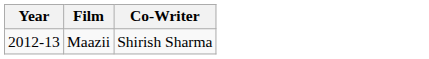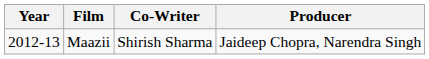+ column: (320, 16)
